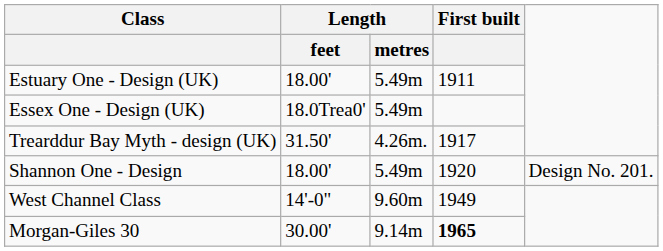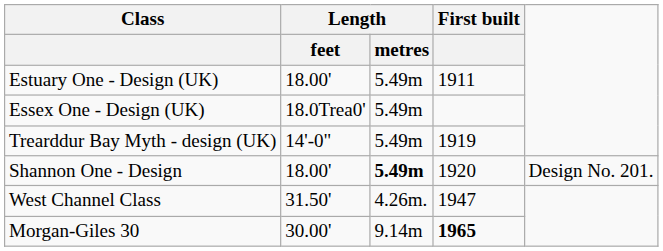(308, 140) 31.50' -> (308, 140) 14'-0"
(401, 140) 4.26m. -> (398, 140) 5.49m
(457, 140) 1917 -> (457, 140) 1919
(398, 170) normal -> (399, 170) bold
(308, 200) 14'-0" -> (308, 200) 31.50'
(398, 200) 9.60m -> (401, 200) 4.26m.
(457, 200) 1949 -> (457, 200) 1947
